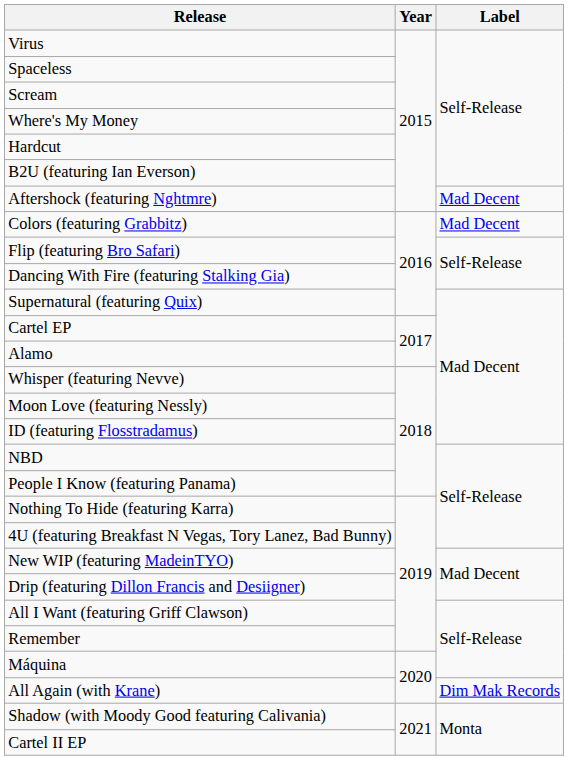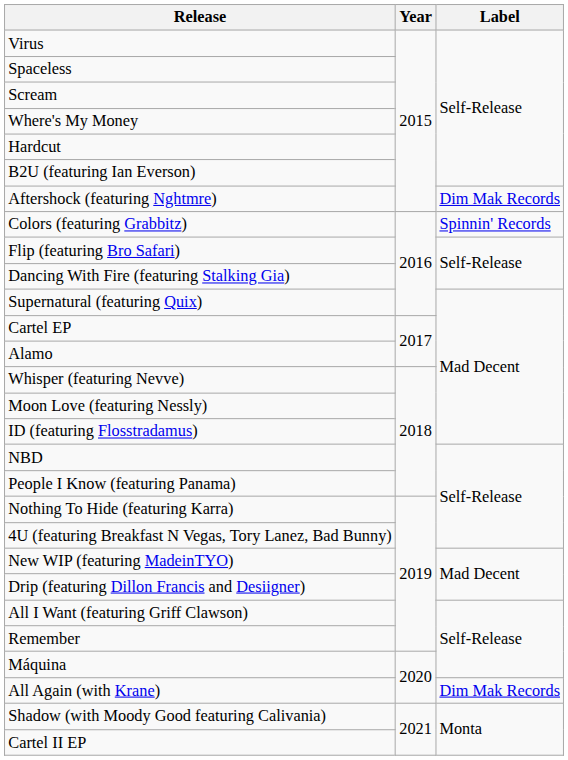(480, 198) Mad Decent -> (500, 198) Dim Mak Records
(480, 224) Mad Decent -> (495, 224) Spinnin' Records
